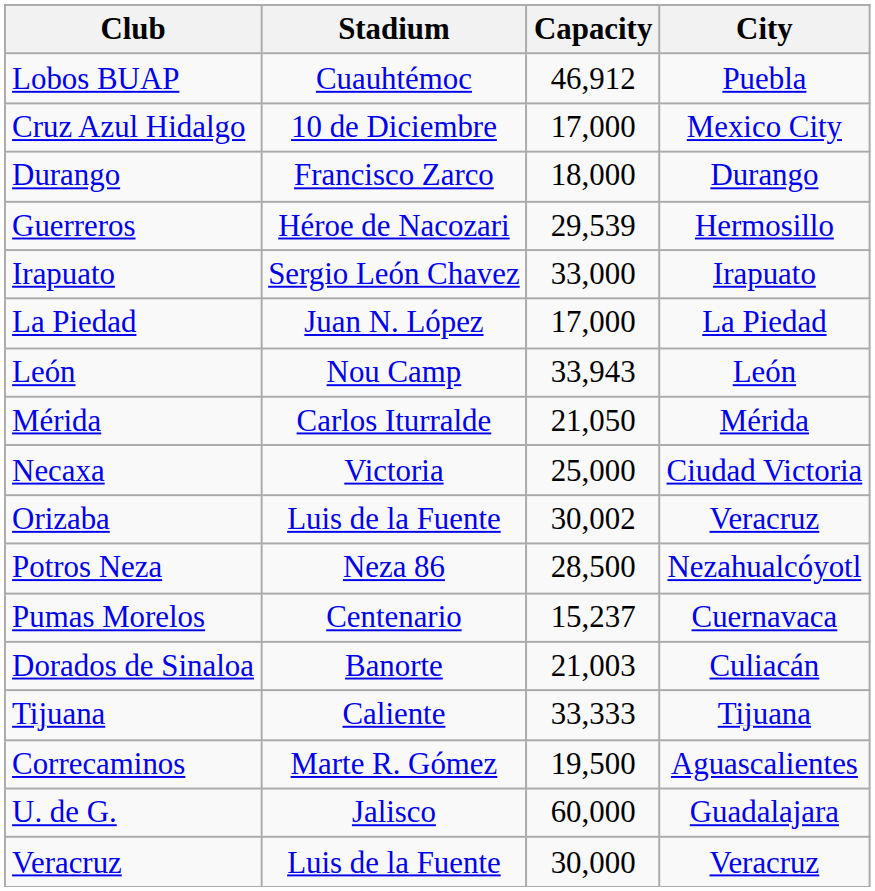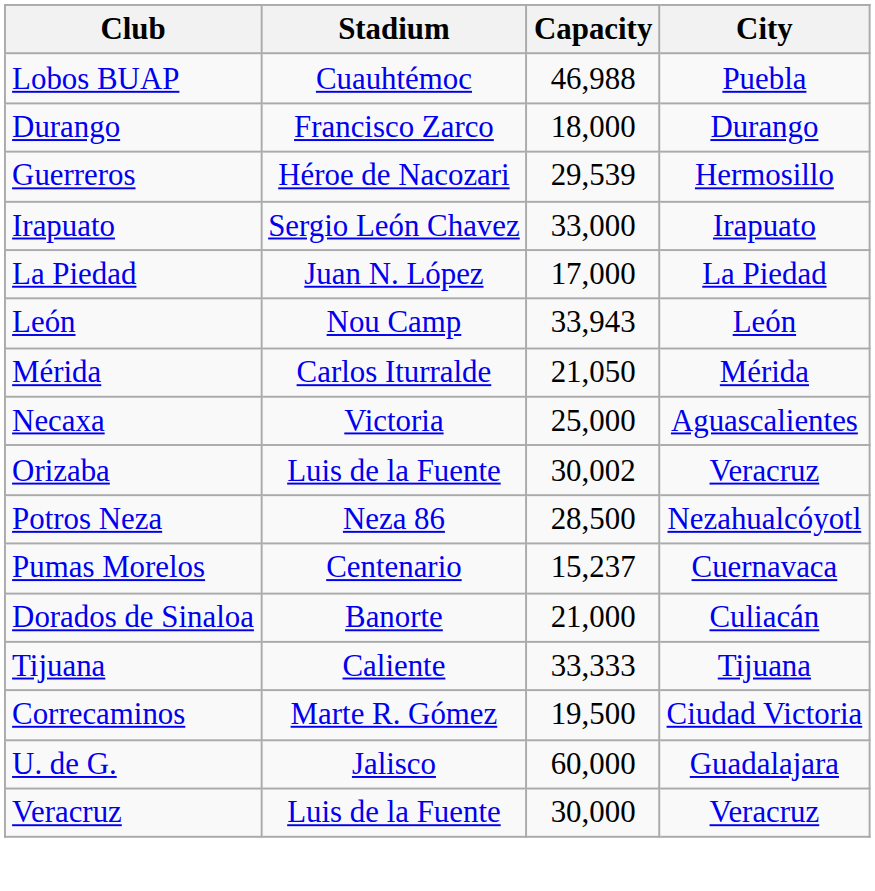(593, 77) 46,912 -> (593, 77) 46,988
- row: (129, 126)
(764, 469) Ciudad Victoria -> (764, 420) Aguascalientes
(593, 665) 21,003 -> (593, 616) 21,000
(764, 763) Aguascalientes -> (764, 714) Ciudad Victoria
